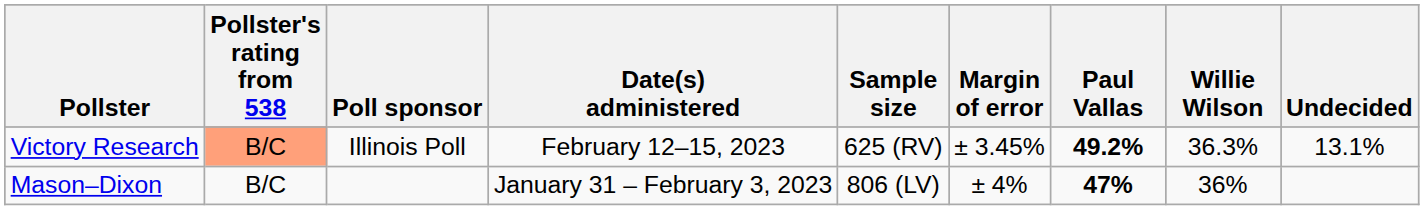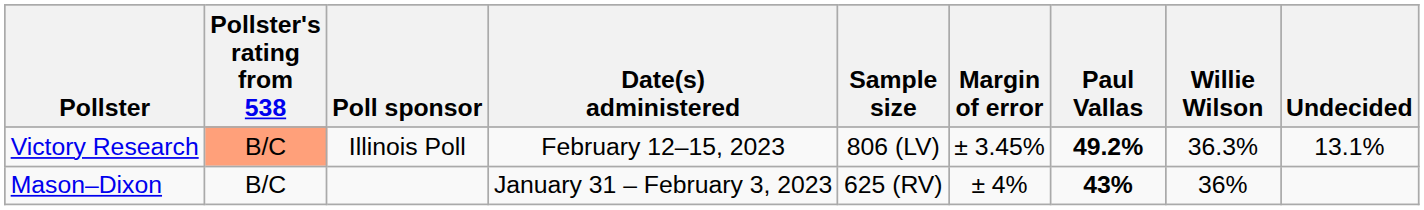(893, 147) 625 (RV) -> (893, 147) 806 (LV)
(893, 186) 806 (LV) -> (893, 186) 625 (RV)
(1108, 186) 47% -> (1108, 186) 43%
